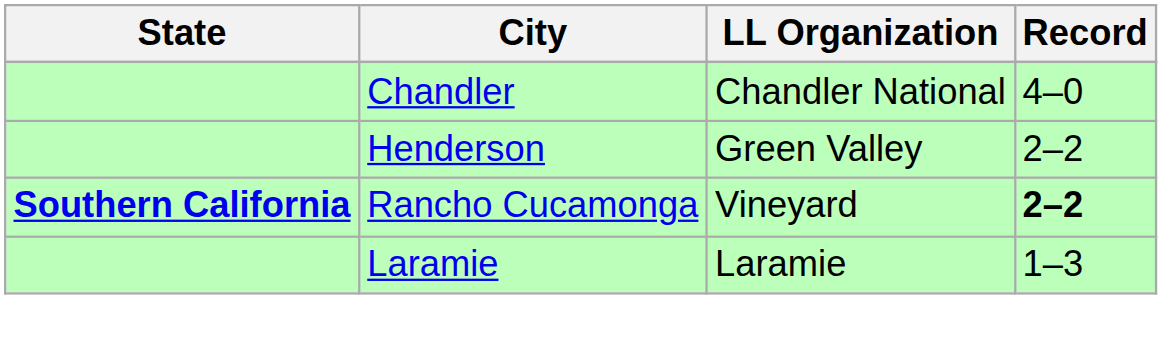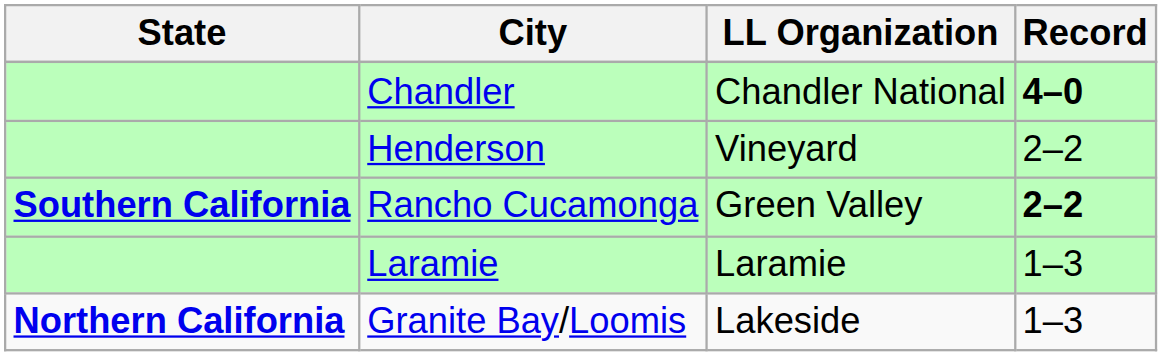(1053, 90) normal -> (1053, 90) bold
(819, 148) Green Valley -> (786, 148) Vineyard
(786, 206) Vineyard -> (819, 206) Green Valley
+ row: (527, 321)
